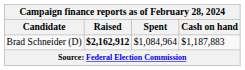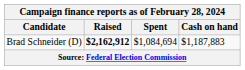(155, 42) $1,084,964 -> (155, 42) $1,084,694
